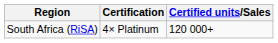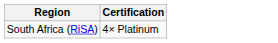- column: (220, 12)
